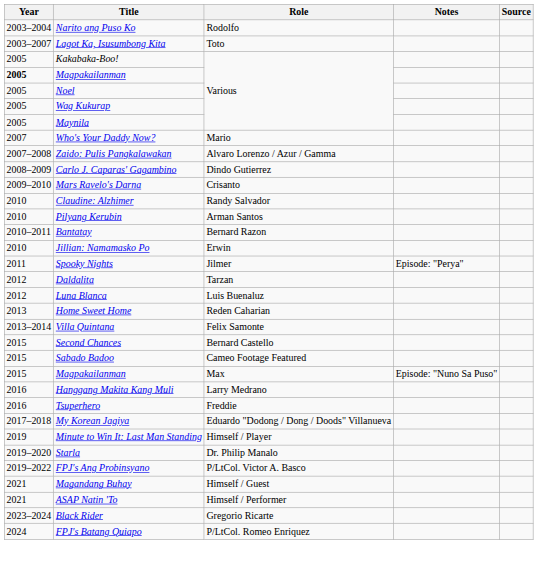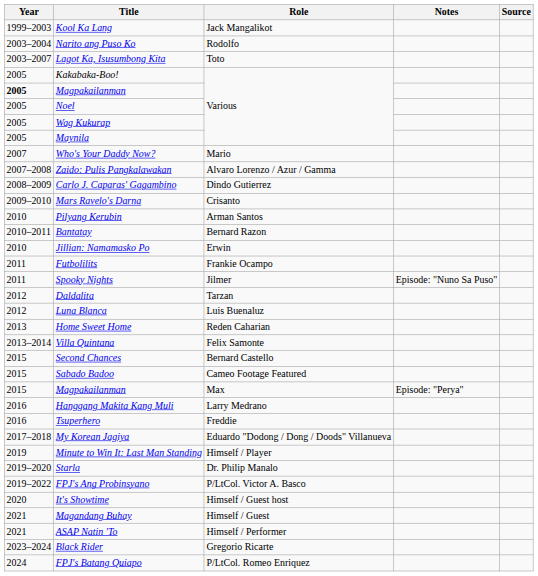+ row: (84, 28)
- row: (95, 201)
+ row: (76, 264)
(430, 264) Episode: "Perya" -> (447, 279) Episode: "Nuno Sa Puso"
(447, 374) Episode: "Nuno Sa Puso" -> (430, 389) Episode: "Perya"
+ row: (82, 500)
